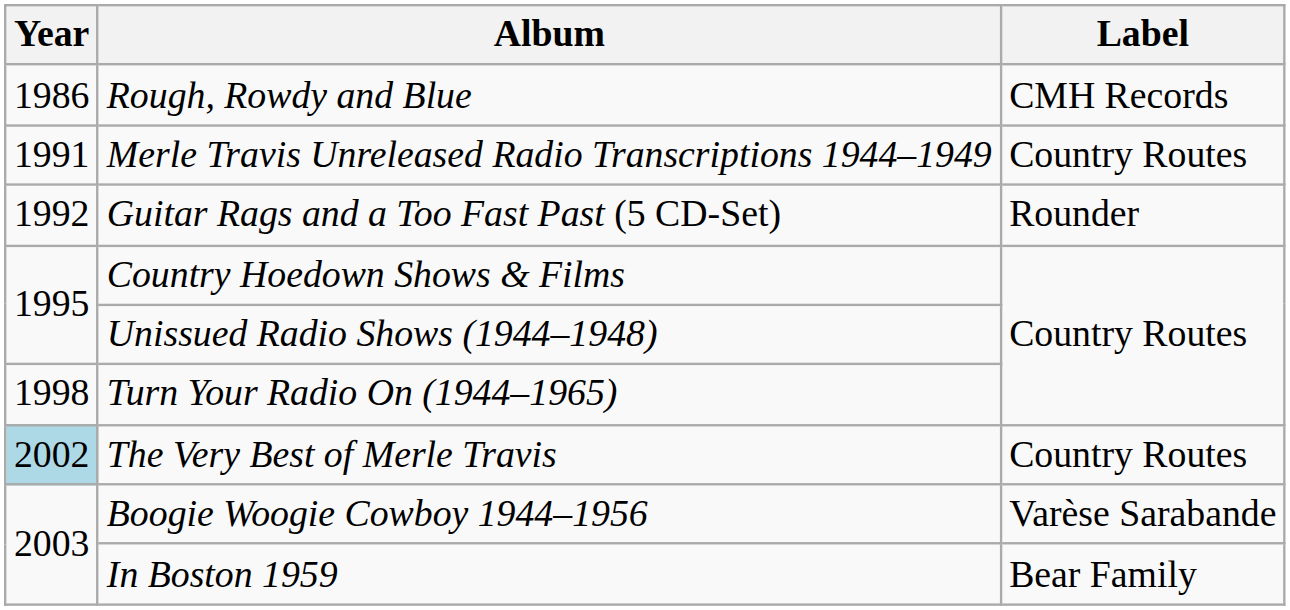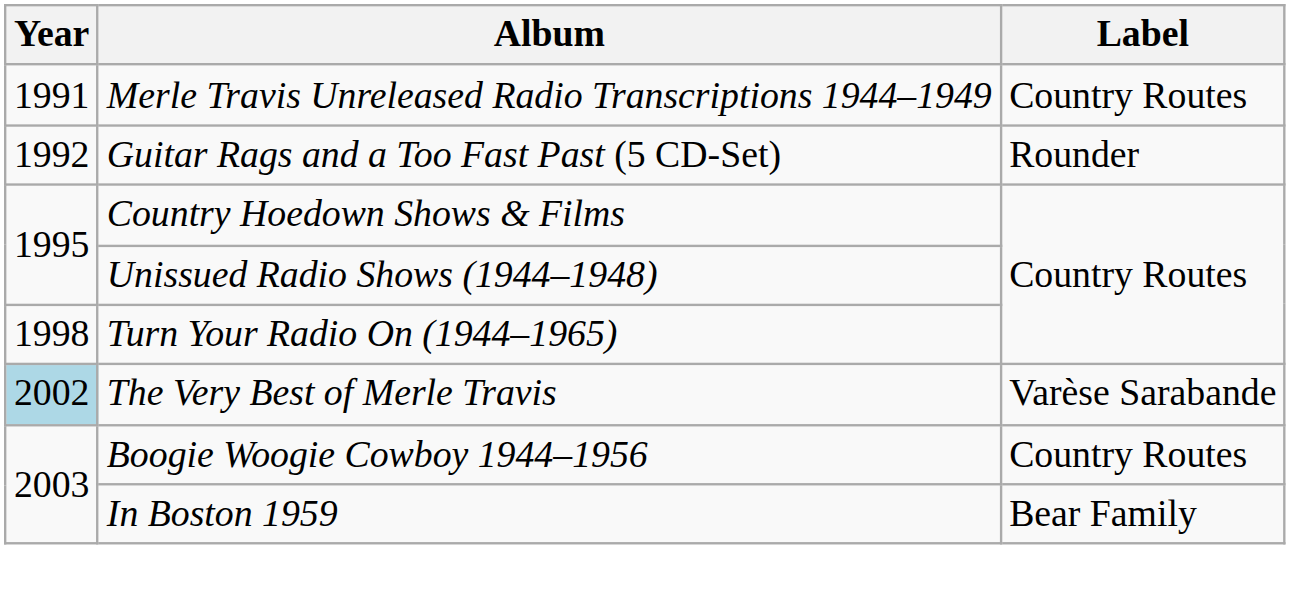- row: (289, 94)
(1128, 453) Country Routes -> (1143, 393) Varèse Sarabande
(1143, 513) Varèse Sarabande -> (1128, 453) Country Routes
